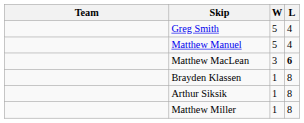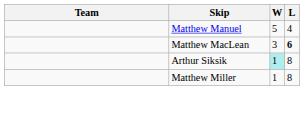- row: (195, 28)
- row: (206, 77)
(275, 93) no background -> (275, 61) paleturquoise background
